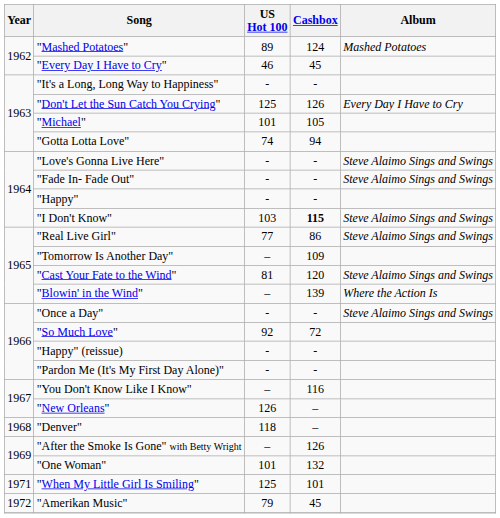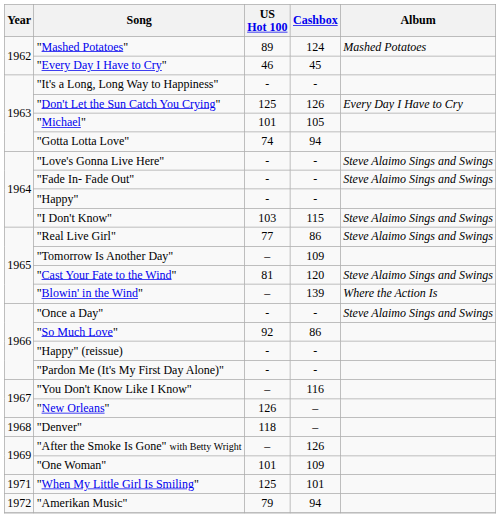(315, 217) bold -> (315, 217) normal
(315, 332) 72 -> (315, 332) 86
(315, 465) 132 -> (315, 465) 109
(315, 503) 45 -> (315, 503) 94
